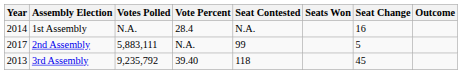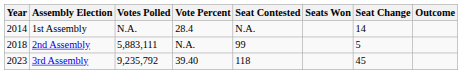(361, 28) 16 -> (361, 28) 14
(17, 45) 2017 -> (17, 45) 2018
(17, 61) 2013 -> (17, 61) 2023
